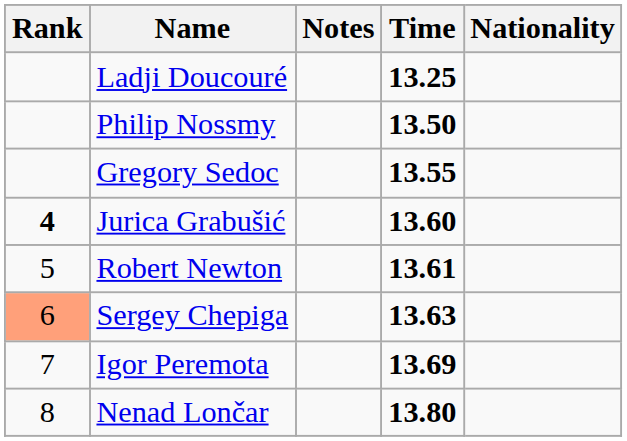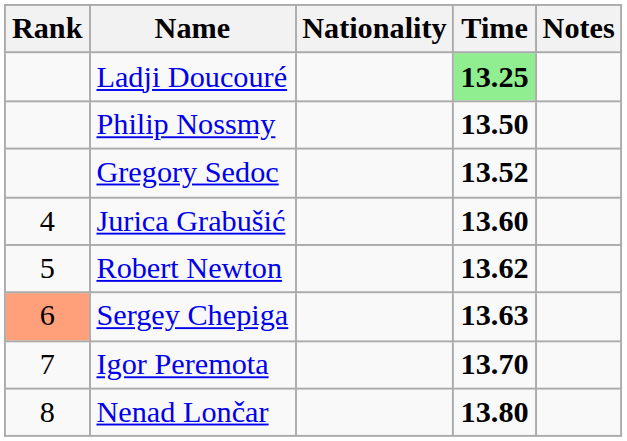columns swapped: (543, 28) <-> (338, 28)
(422, 76) no background -> (495, 76) lightgreen background
(422, 172) 13.55 -> (495, 172) 13.52
(47, 220) bold -> (47, 220) normal
(422, 268) 13.61 -> (495, 268) 13.62
(422, 364) 13.69 -> (495, 364) 13.70
